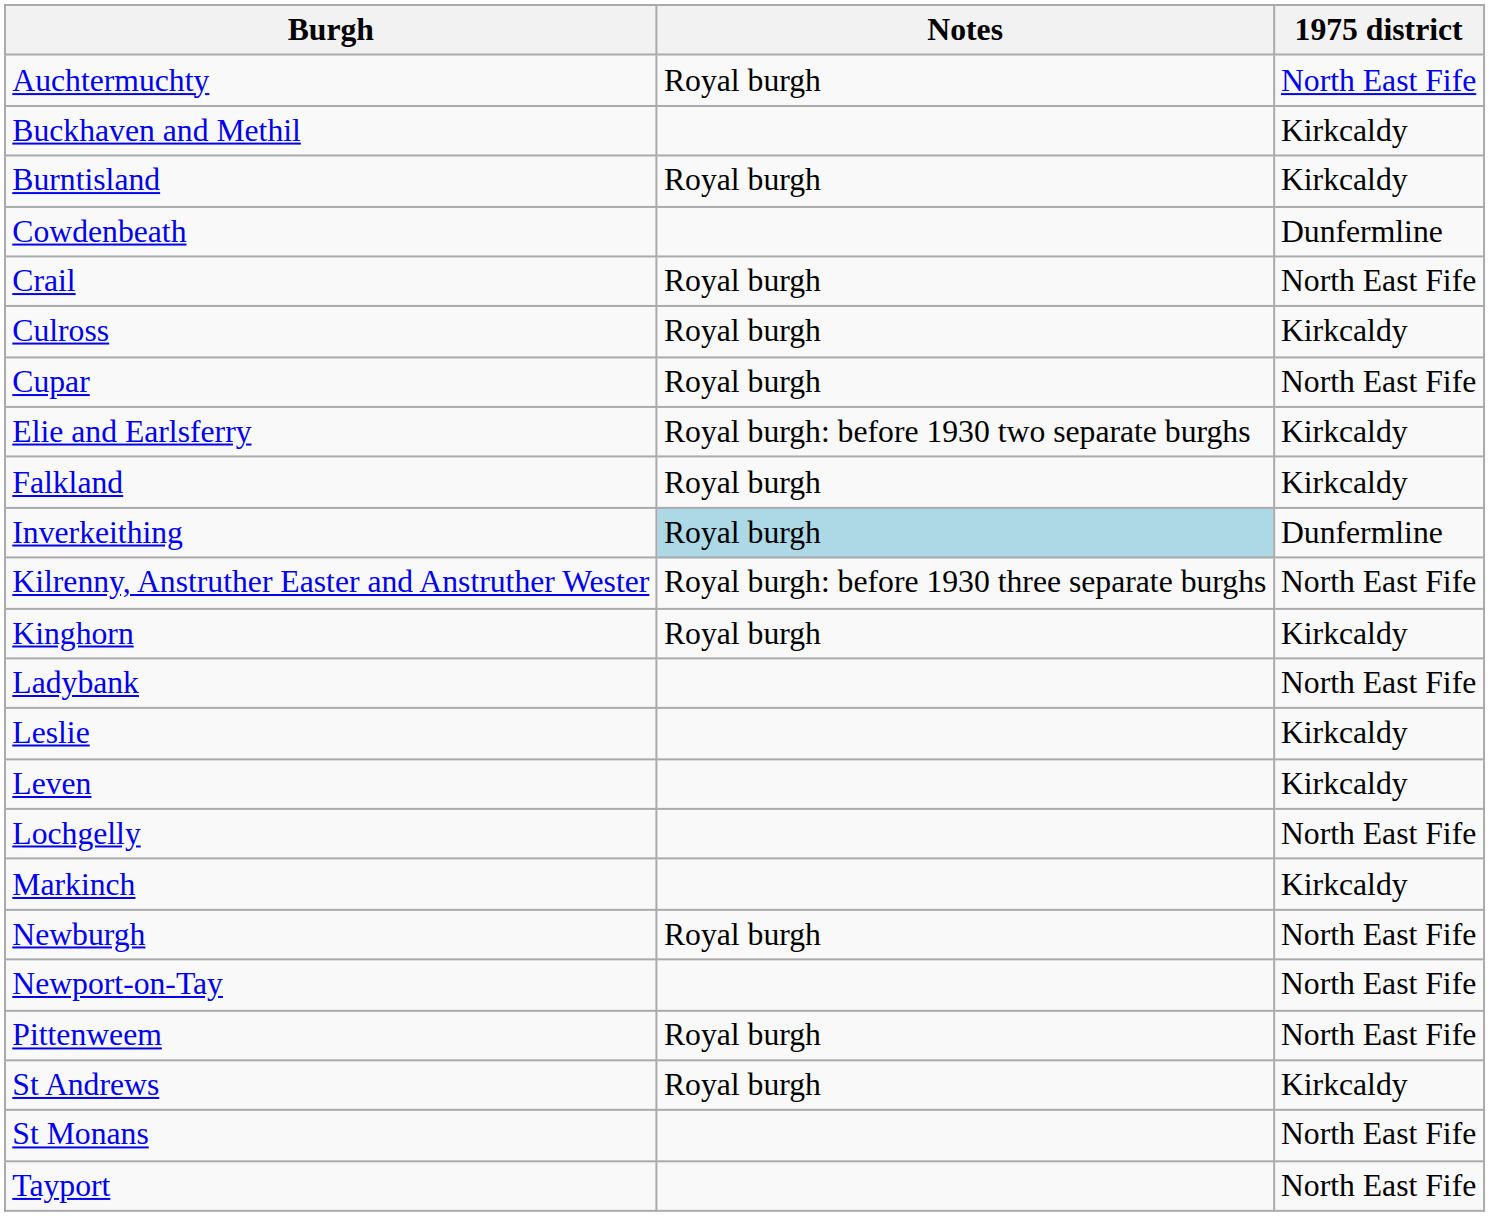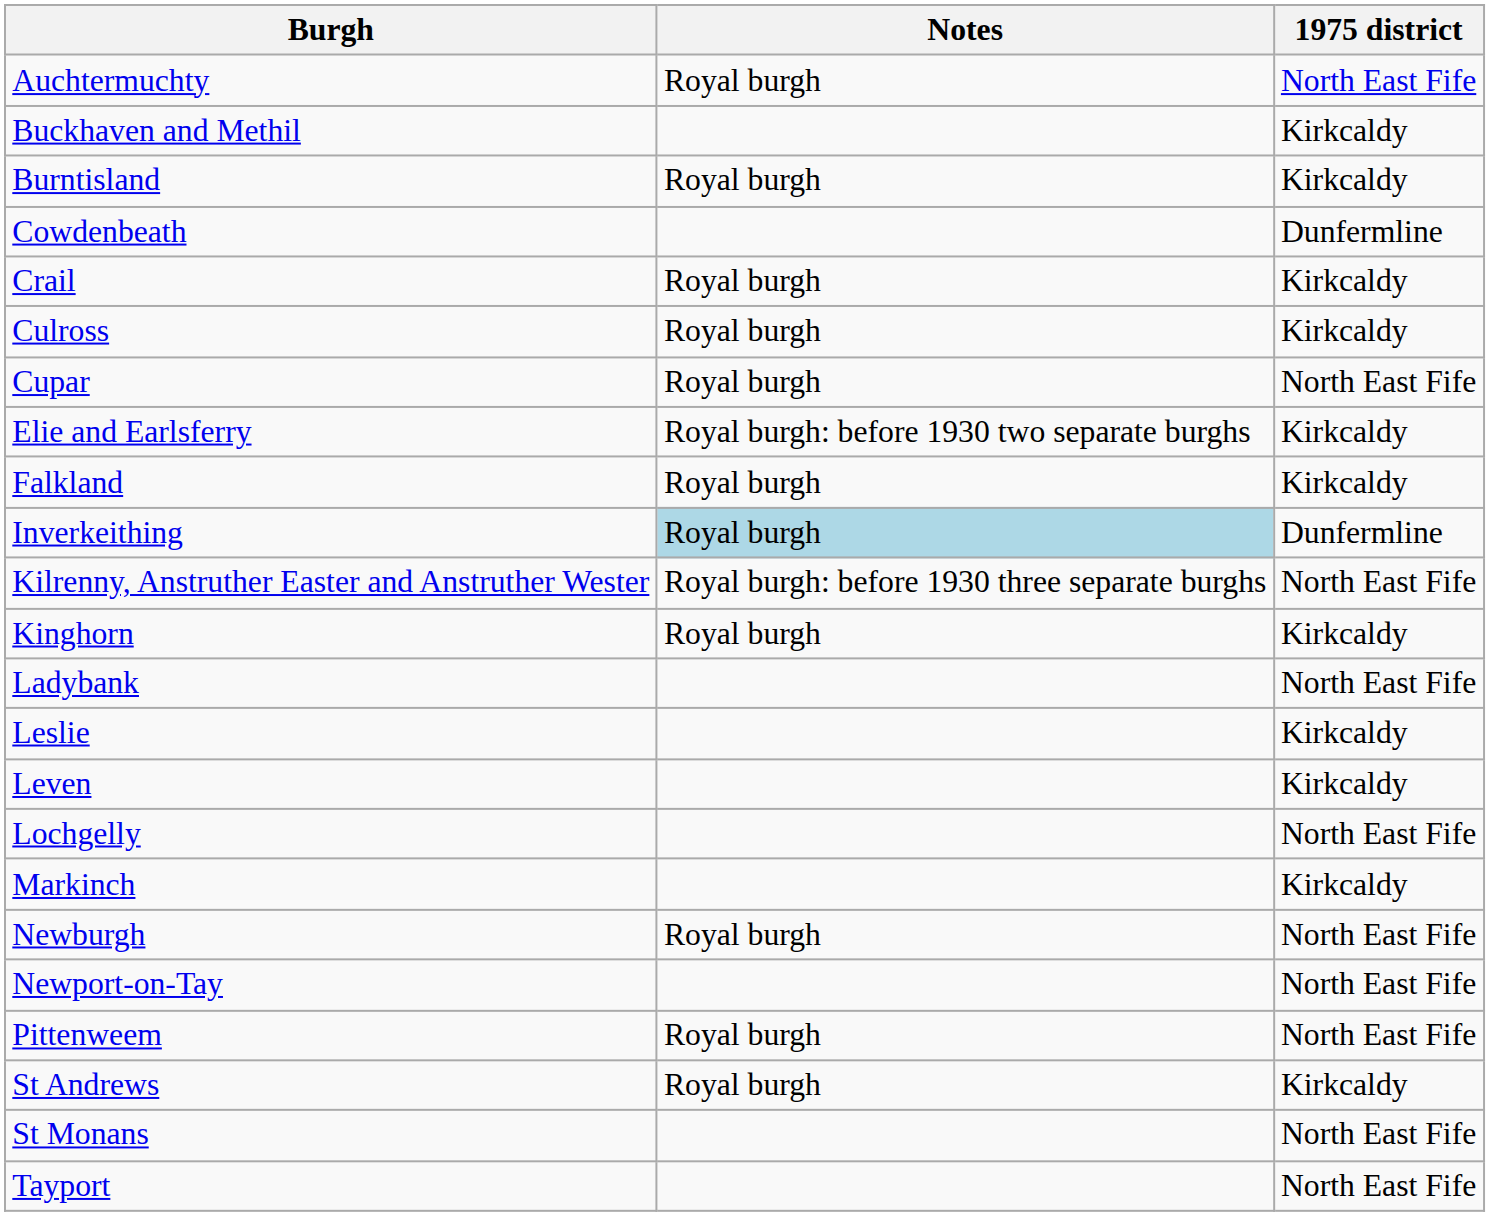(1379, 280) North East Fife -> (1344, 280) Kirkcaldy
